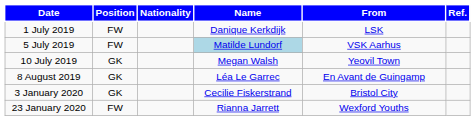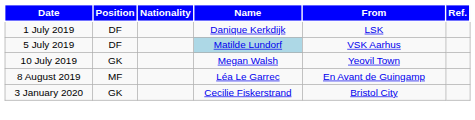(115, 30) FW -> (115, 30) DF
(115, 45) FW -> (115, 45) DF
(115, 77) GK -> (115, 77) MF
- row: (49, 108)
